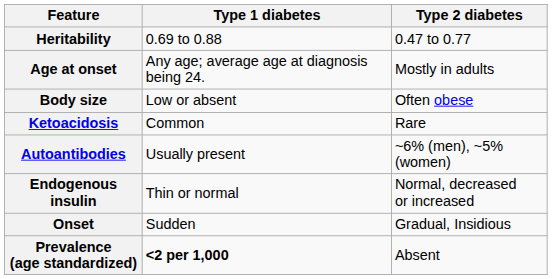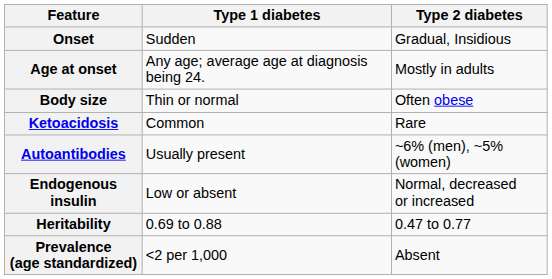rows swapped: (73, 224) <-> (73, 38)
(191, 100) Low or absent -> (192, 100) Thin or normal
(192, 193) Thin or normal -> (191, 193) Low or absent
(187, 255) bold -> (186, 255) normal
